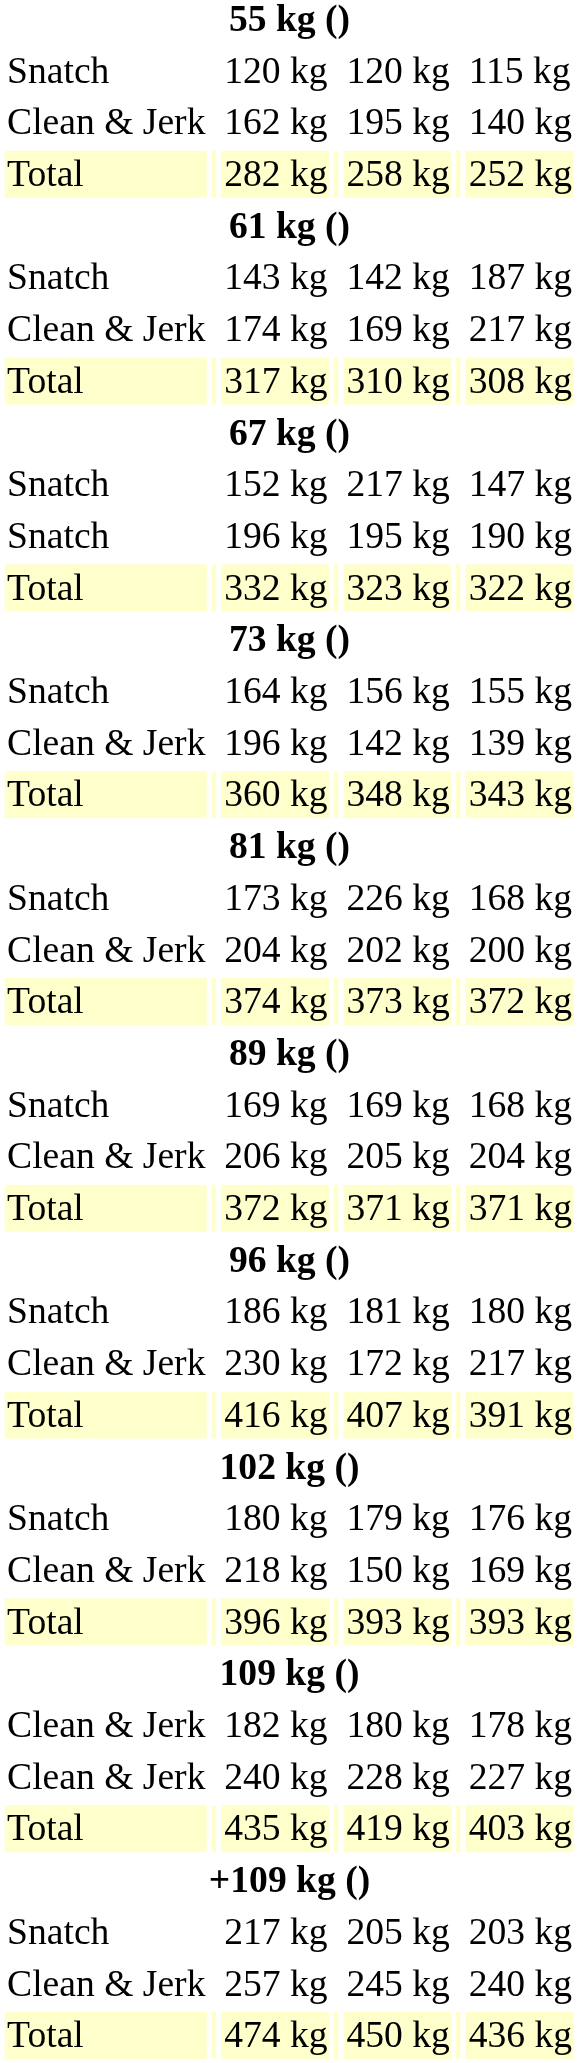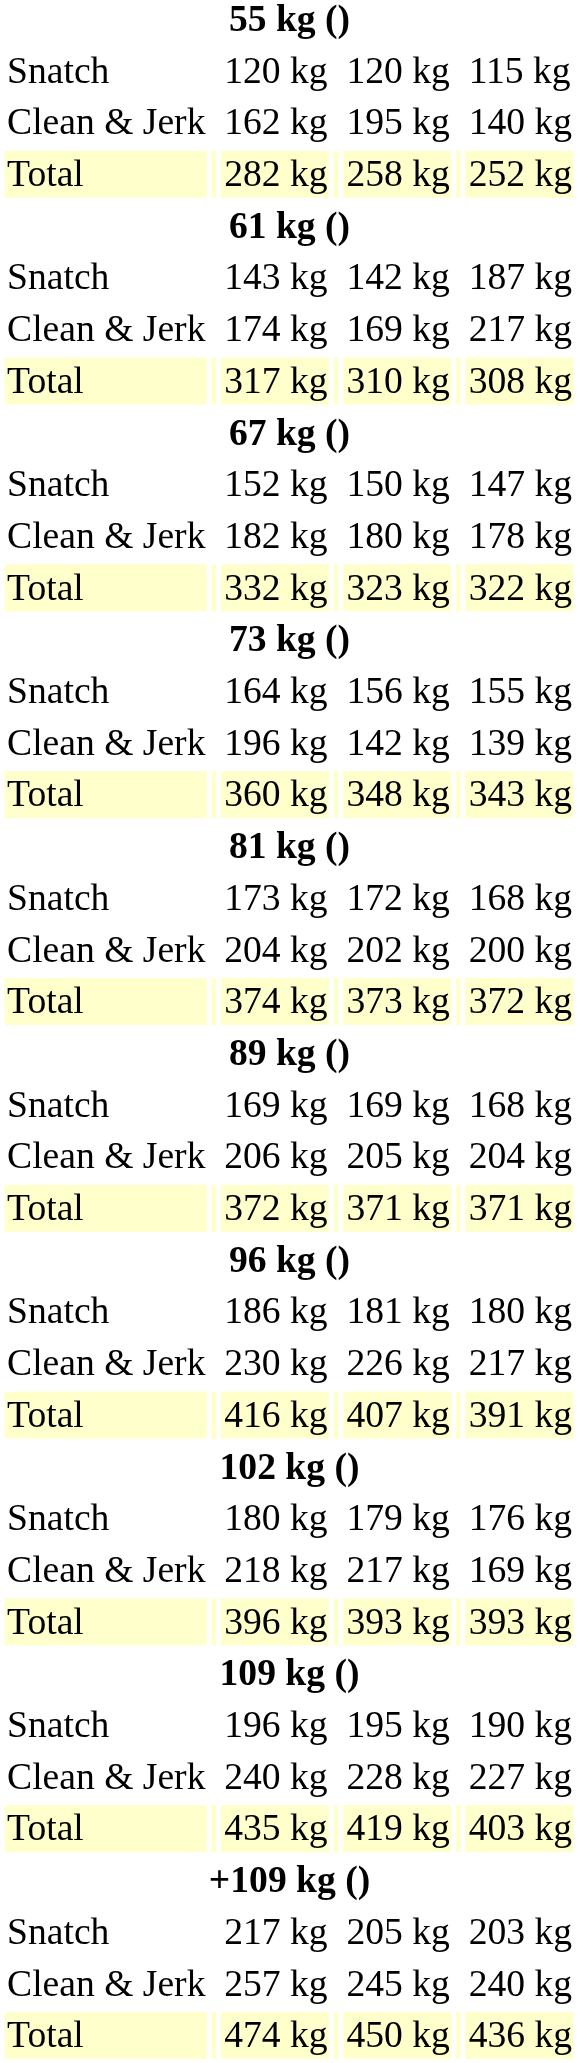(398, 483) 217 kg -> (398, 483) 150 kg
rows swapped: (106, 1724) <-> (58, 535)
(398, 897) 226 kg -> (398, 897) 172 kg
(398, 1362) 172 kg -> (398, 1362) 226 kg
(398, 1569) 150 kg -> (398, 1569) 217 kg
